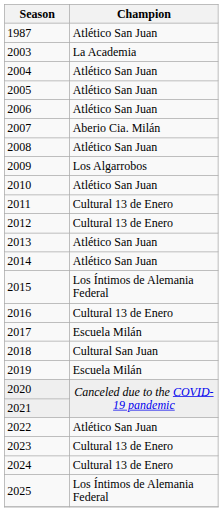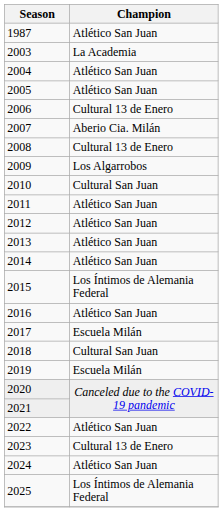(115, 109) Atlético San Juan -> (123, 109) Cultural 13 de Enero
(115, 147) Atlético San Juan -> (123, 147) Cultural 13 de Enero
(115, 185) Atlético San Juan -> (115, 185) Cultural San Juan
(123, 204) Cultural 13 de Enero -> (115, 204) Atlético San Juan
(123, 223) Cultural 13 de Enero -> (115, 223) Atlético San Juan
(123, 312) Cultural 13 de Enero -> (115, 312) Atlético San Juan
(123, 465) Cultural 13 de Enero -> (115, 465) Atlético San Juan
